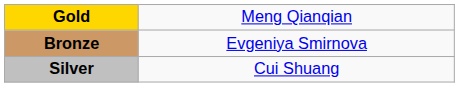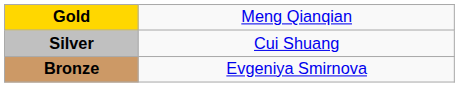rows swapped: (72, 69) <-> (72, 43)
